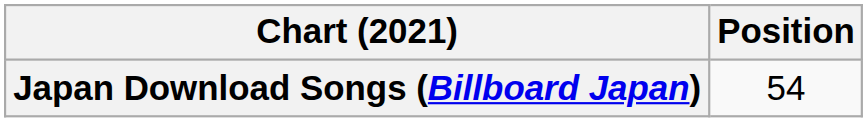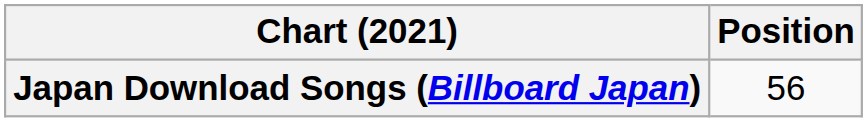(786, 87) 54 -> (786, 87) 56
